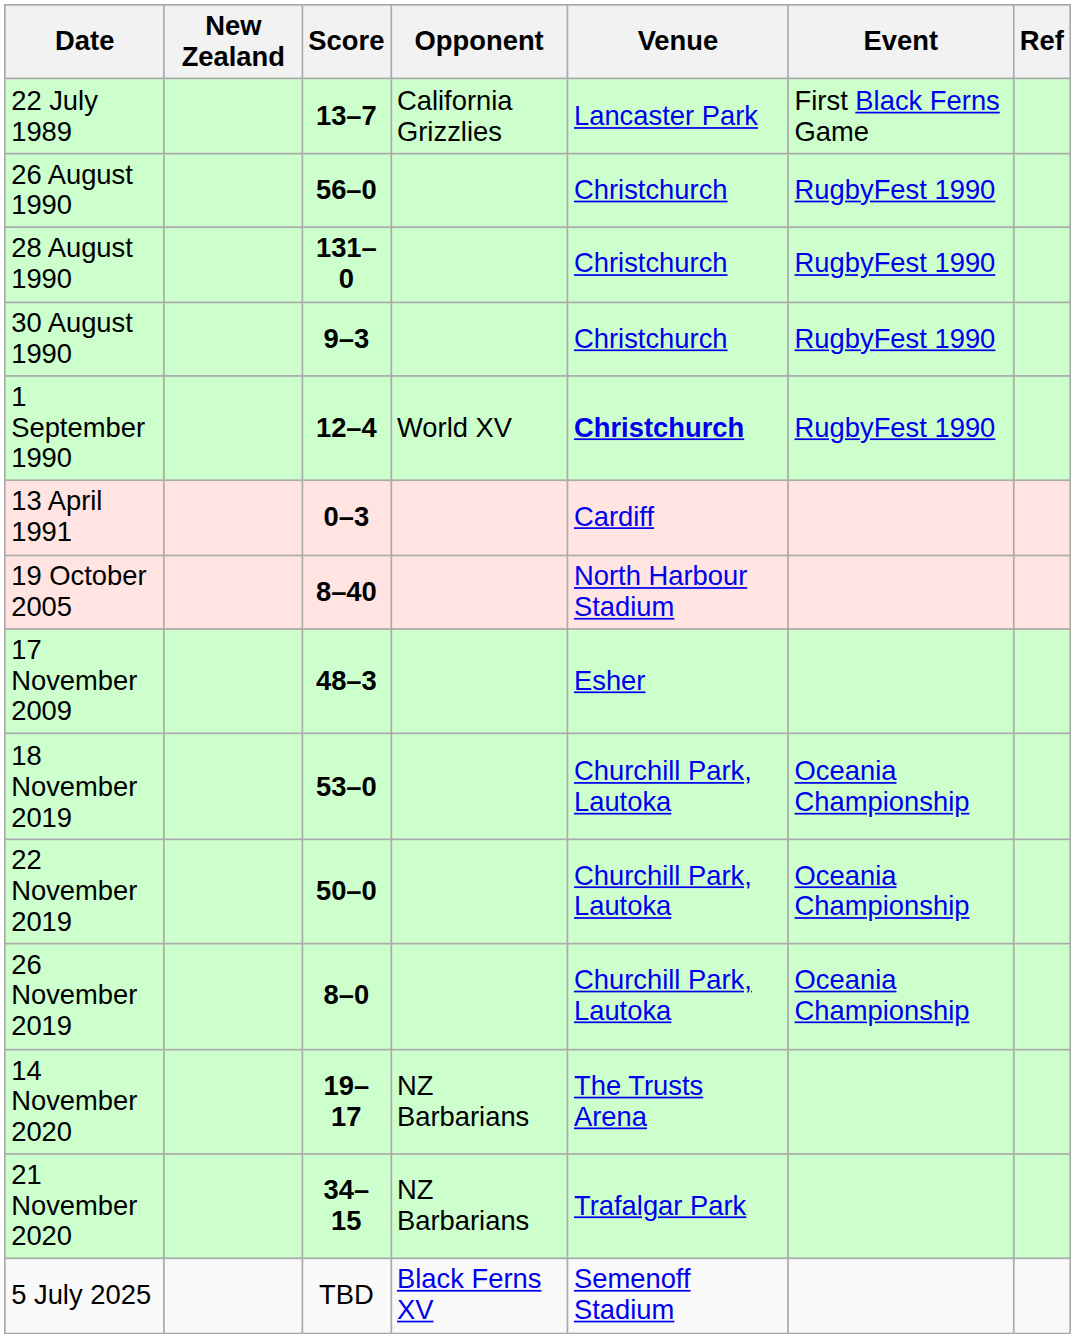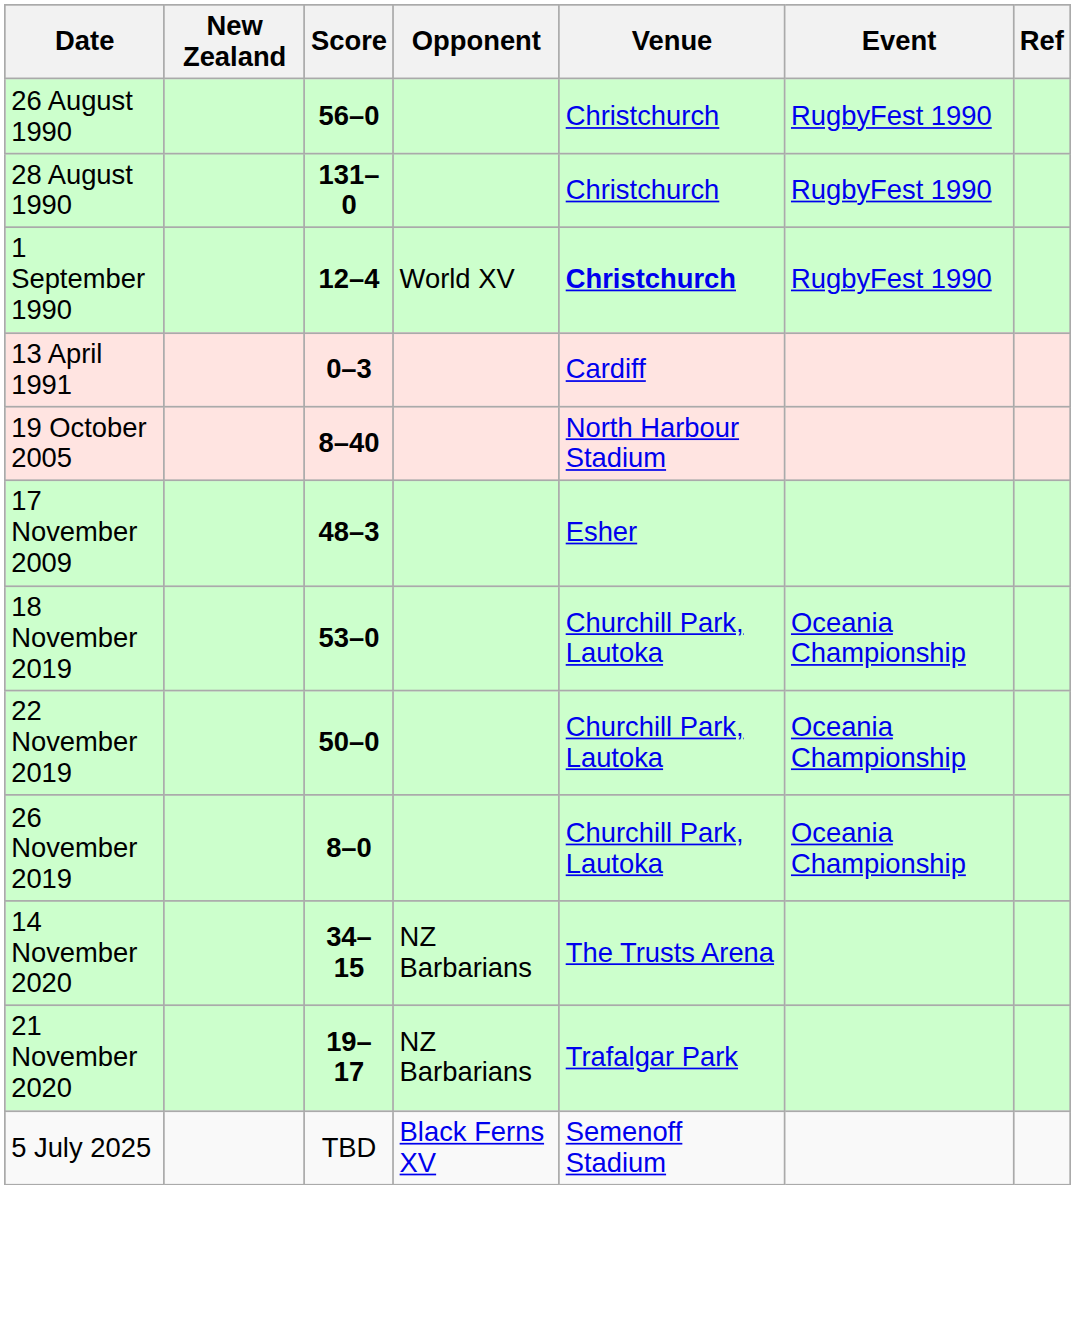- row: (55, 115)
- row: (72, 338)
(346, 1100) 19–17 -> (349, 952) 34–15
(346, 1205) 34–15 -> (349, 1057) 19–17
